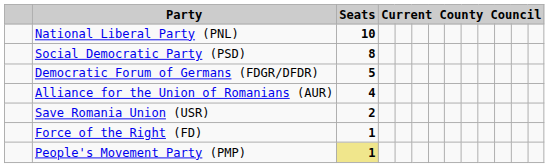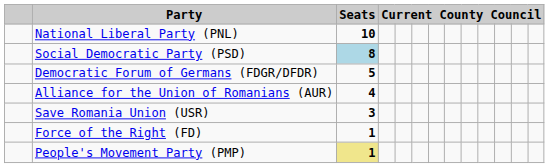(372, 54) no background -> (372, 54) lightblue background
(372, 113) 2 -> (372, 113) 3
